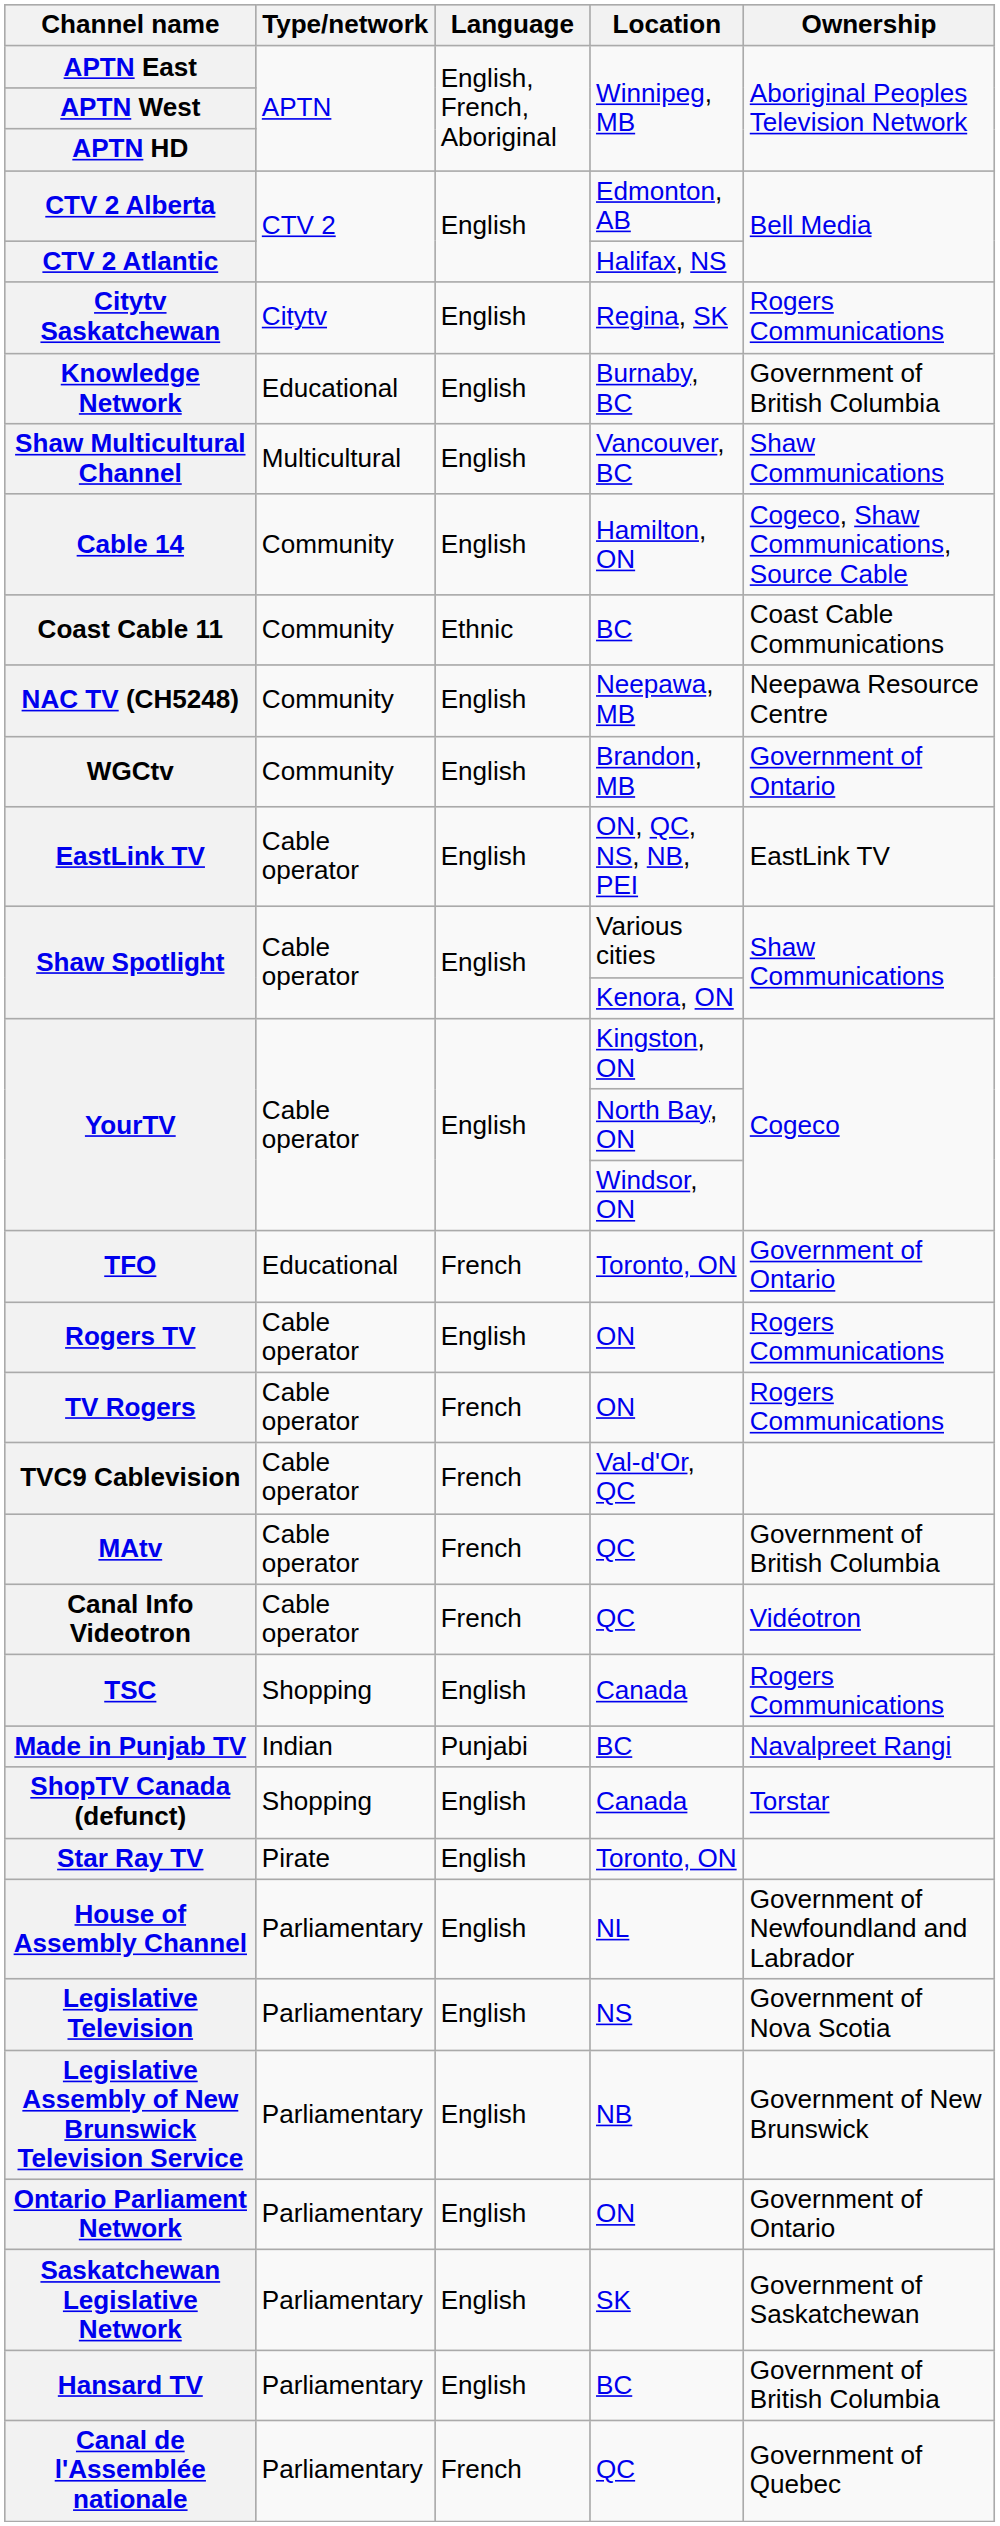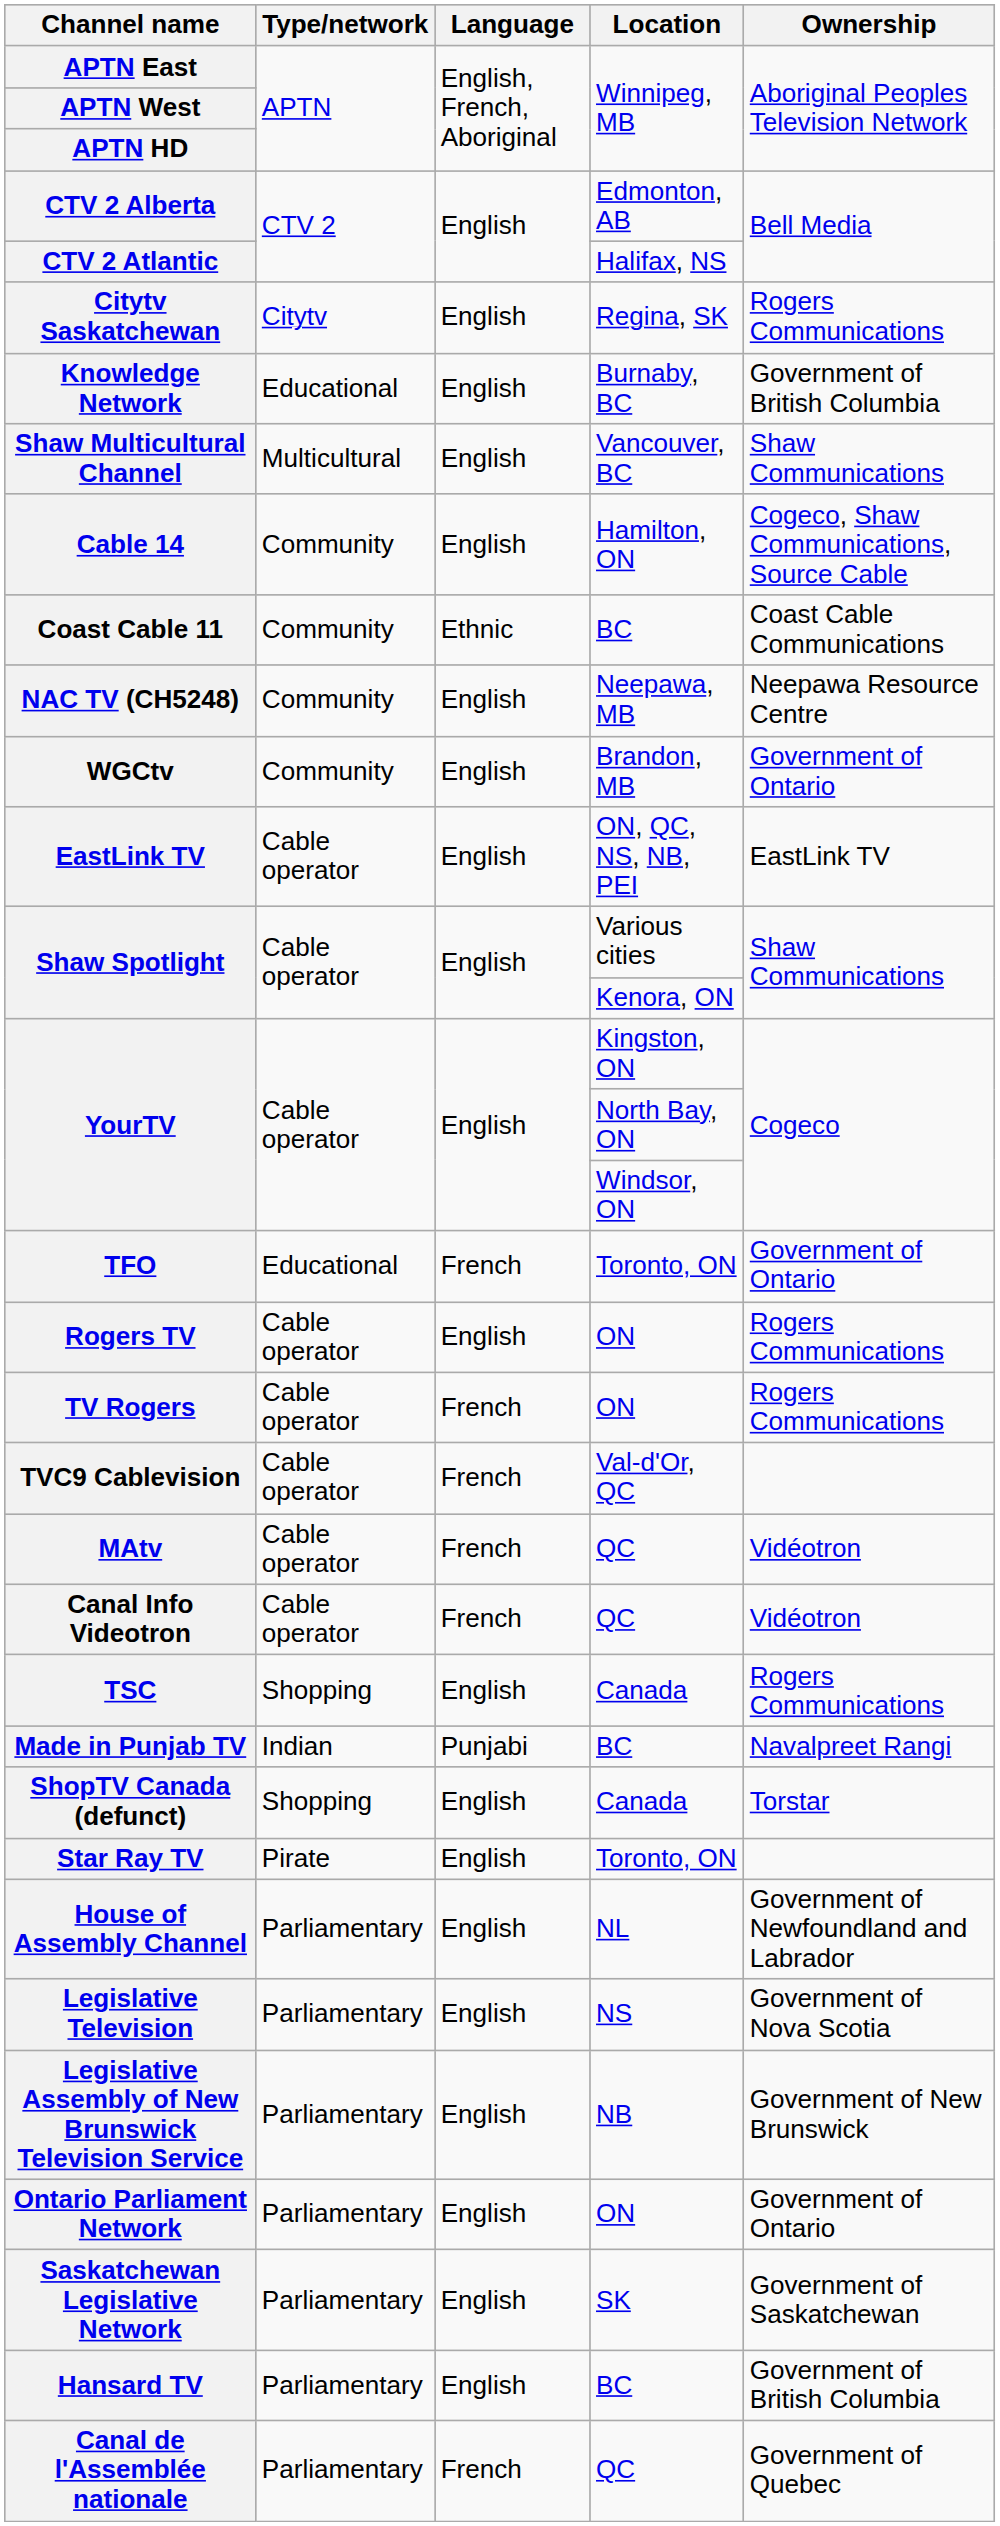(845, 1548) Government of British Columbia -> (805, 1548) Vidéotron
